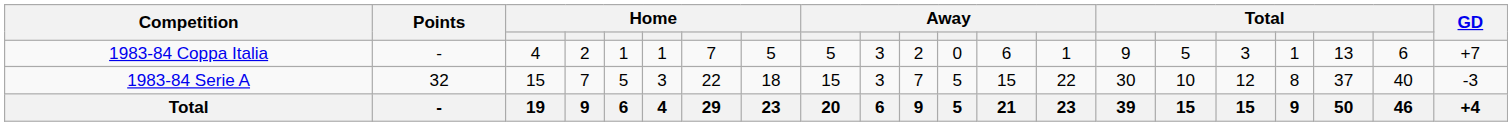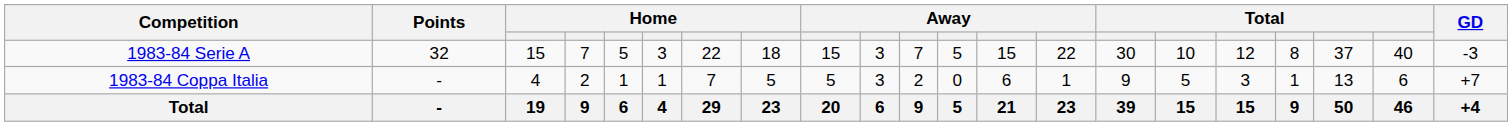rows swapped: (189, 80) <-> (189, 53)
